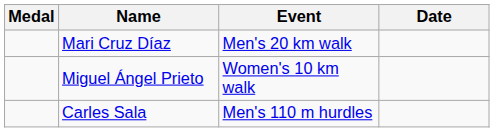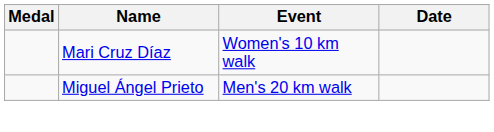(287, 43) Men's 20 km walk -> (281, 52) Women's 10 km walk
(281, 78) Women's 10 km walk -> (287, 87) Men's 20 km walk
- row: (104, 113)
